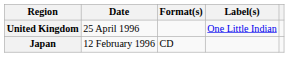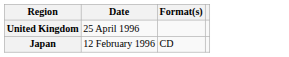- column: (242, 12)
